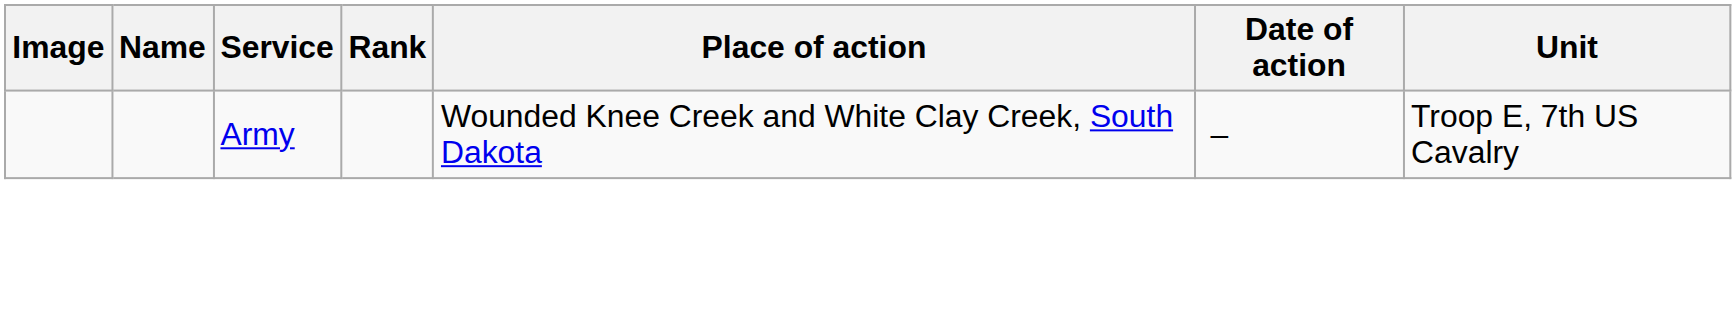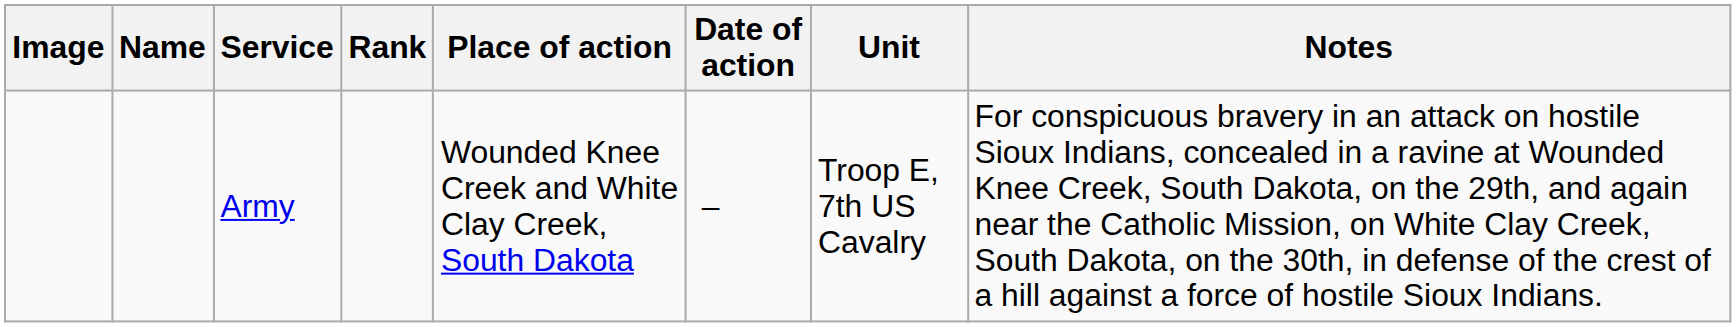+ column: (1349, 47)
